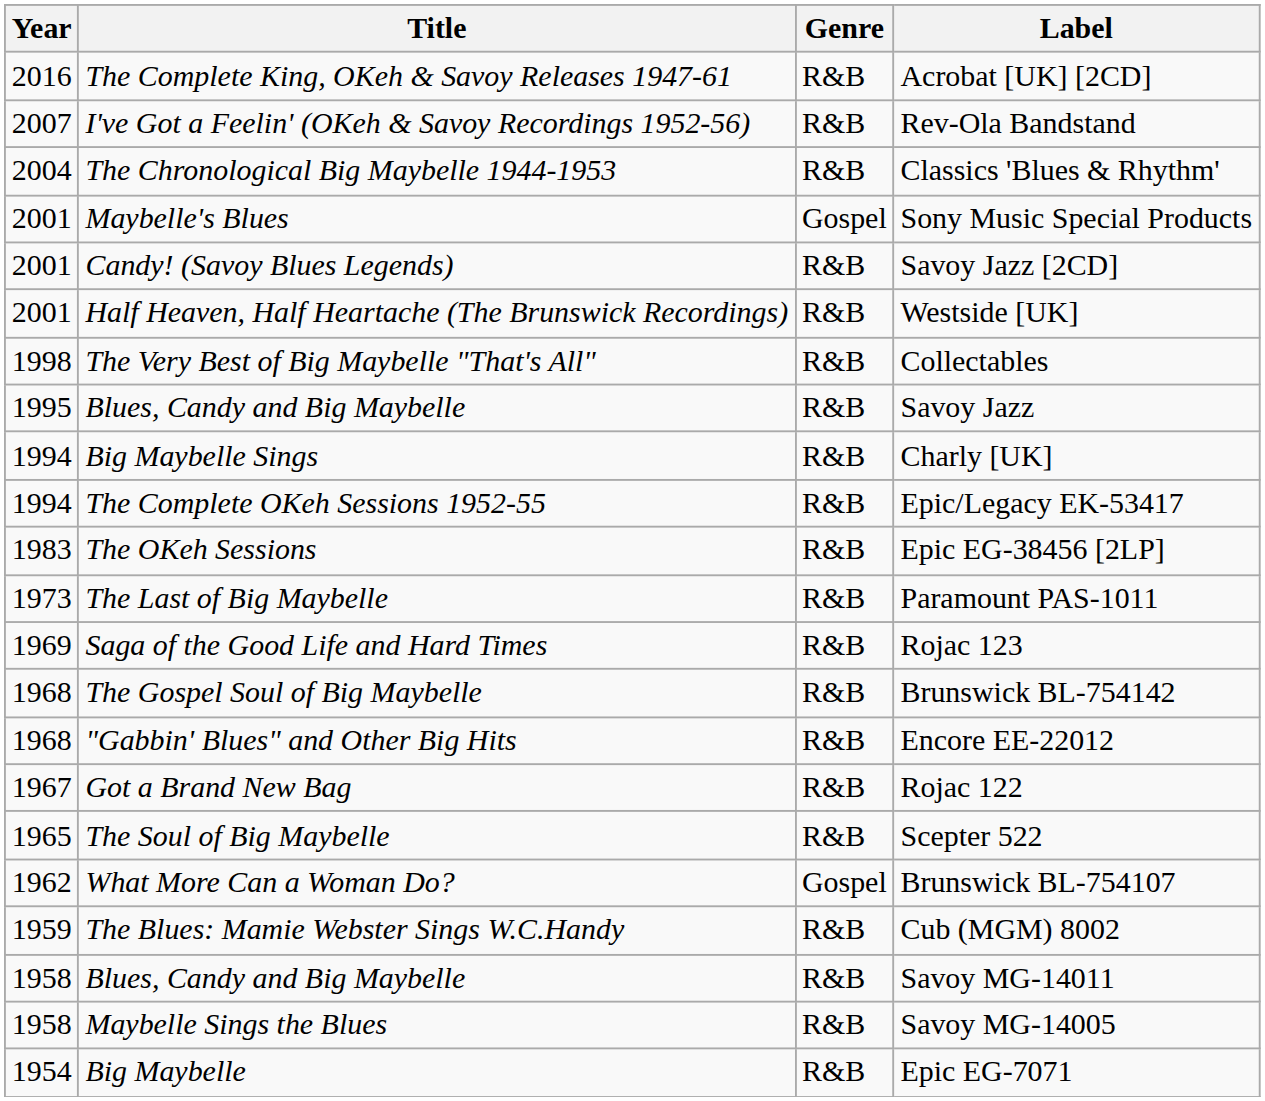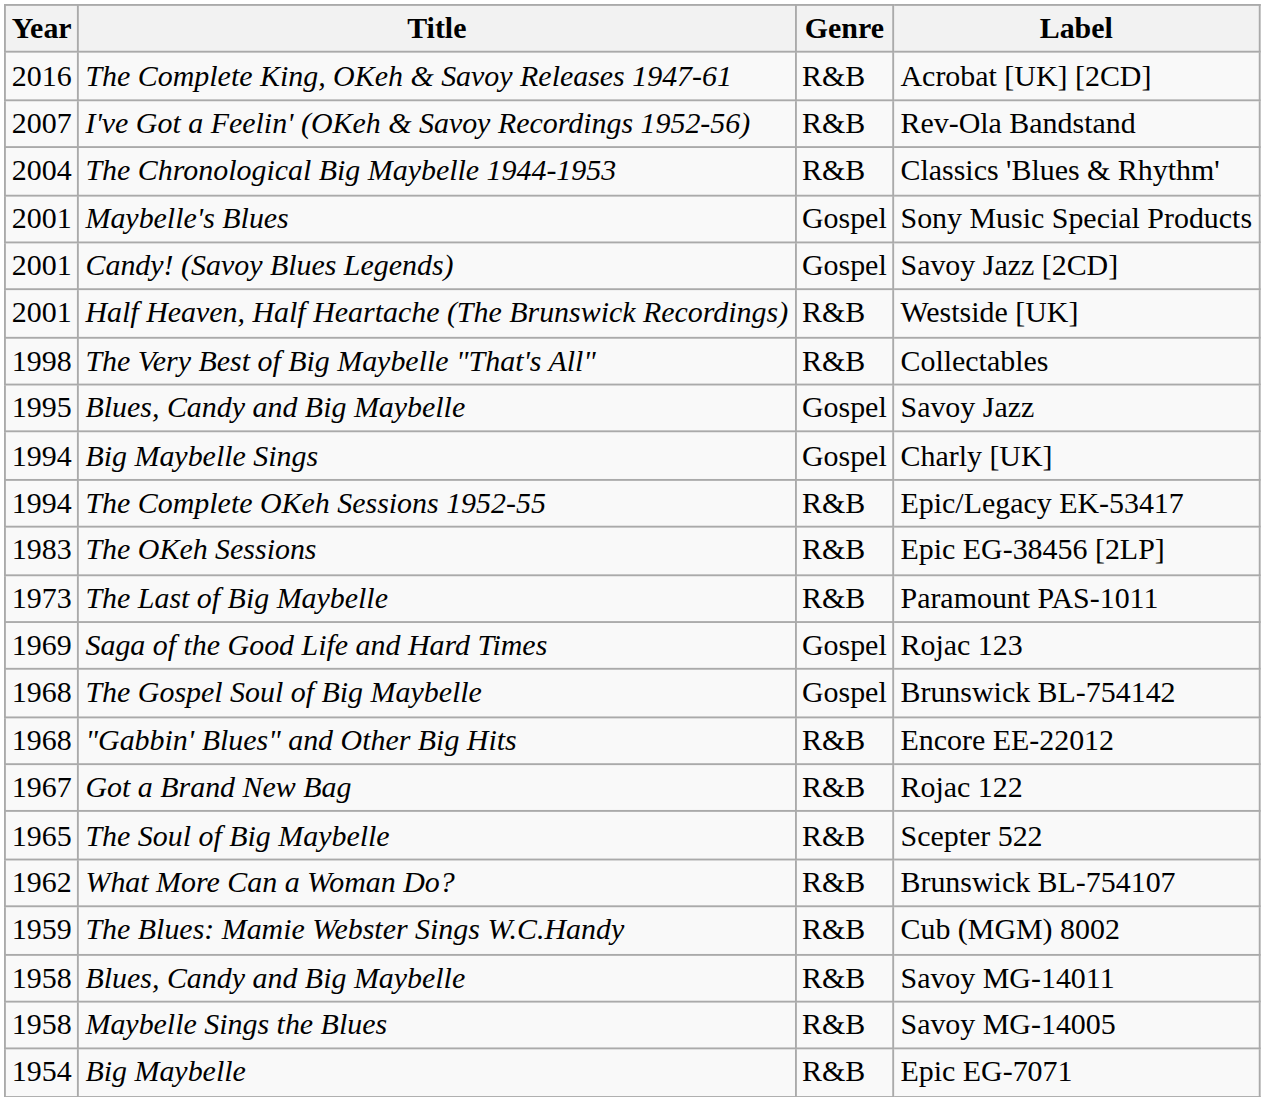(834, 265) R&B -> (844, 265) Gospel
(834, 407) R&B -> (844, 407) Gospel
(834, 455) R&B -> (844, 455) Gospel
(834, 645) R&B -> (844, 645) Gospel
(834, 692) R&B -> (844, 692) Gospel
(844, 882) Gospel -> (834, 882) R&B
